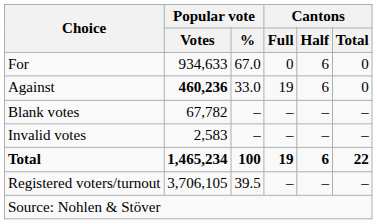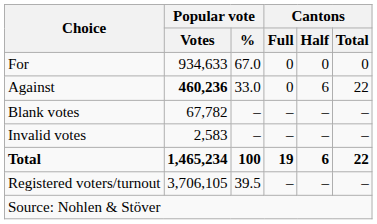(325, 64) 6 -> (325, 64) 0
(286, 87) 19 -> (290, 87) 0
(365, 87) 0 -> (361, 87) 22
